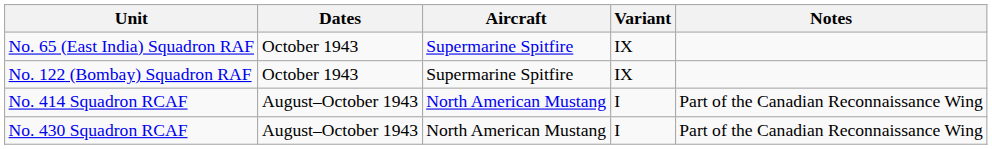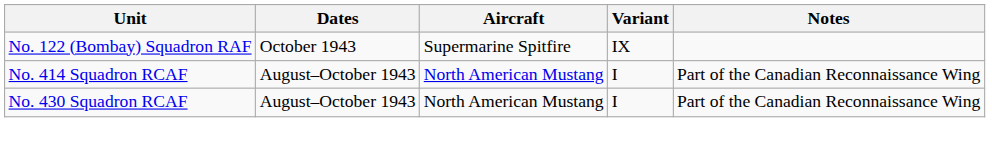- row: (131, 46)
